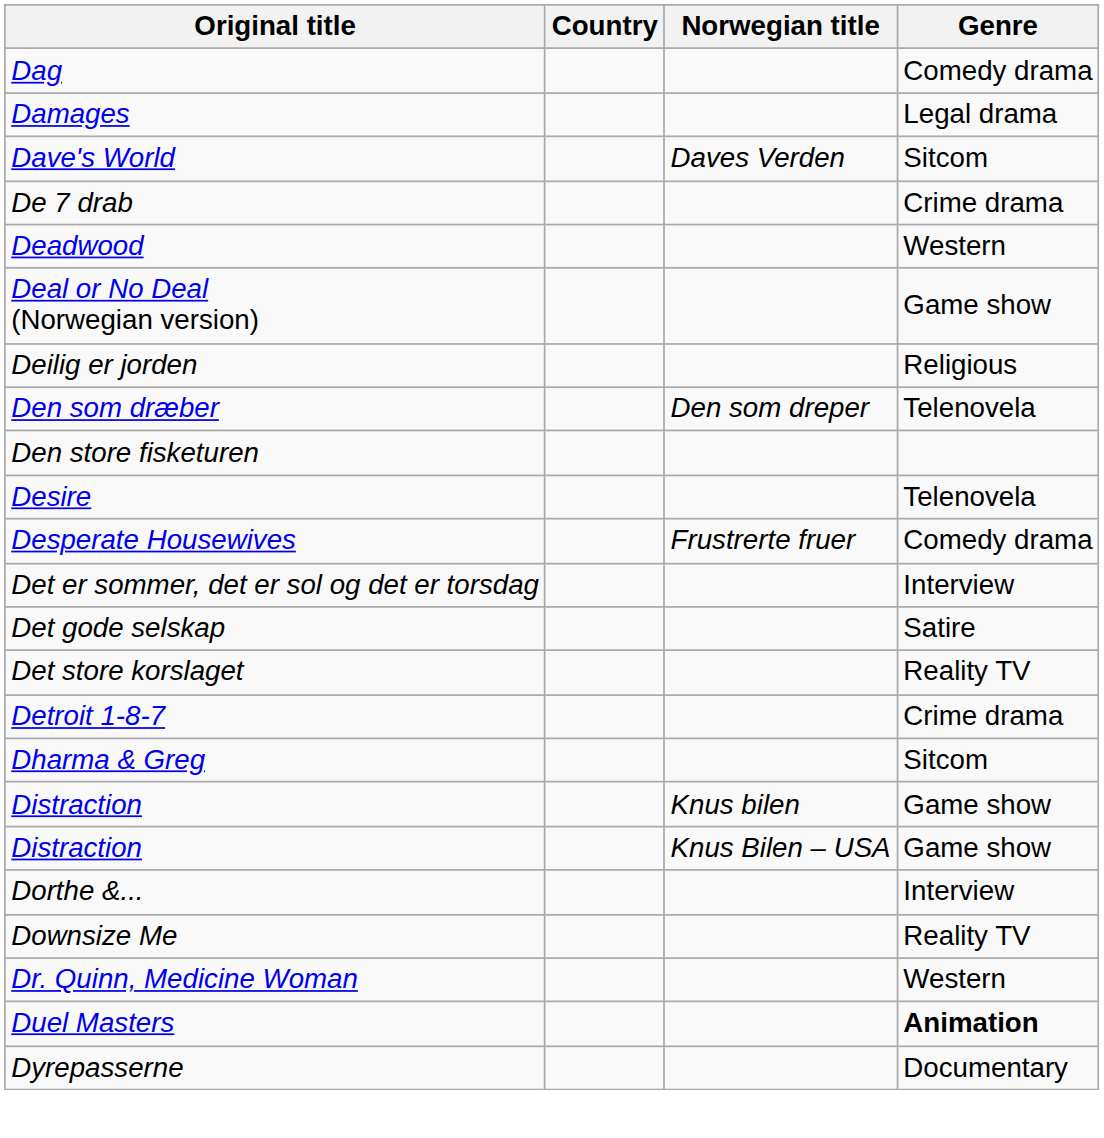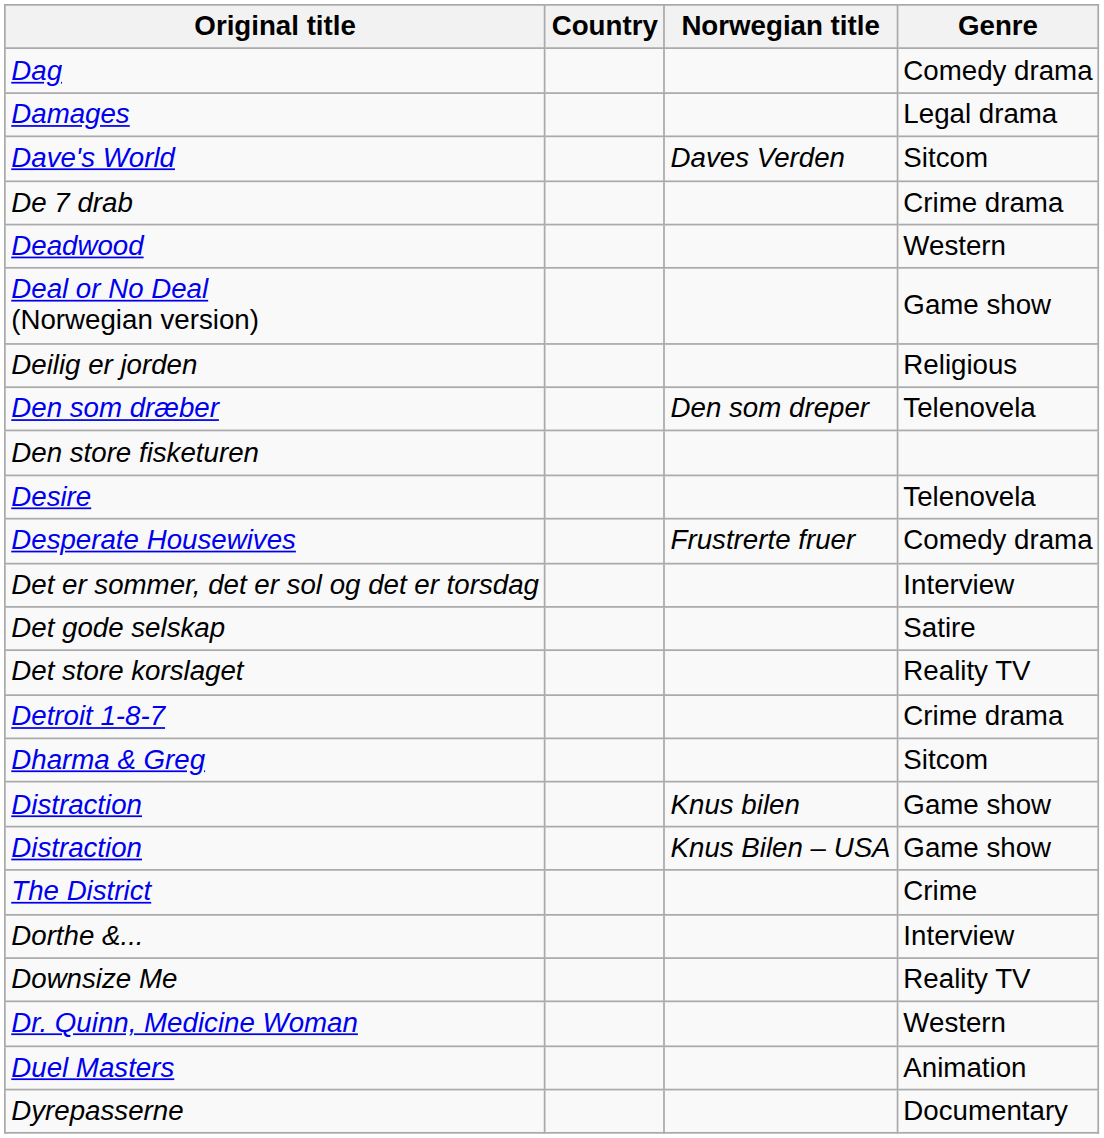+ row: (81, 891)
(971, 1023) bold -> (965, 1067) normal
